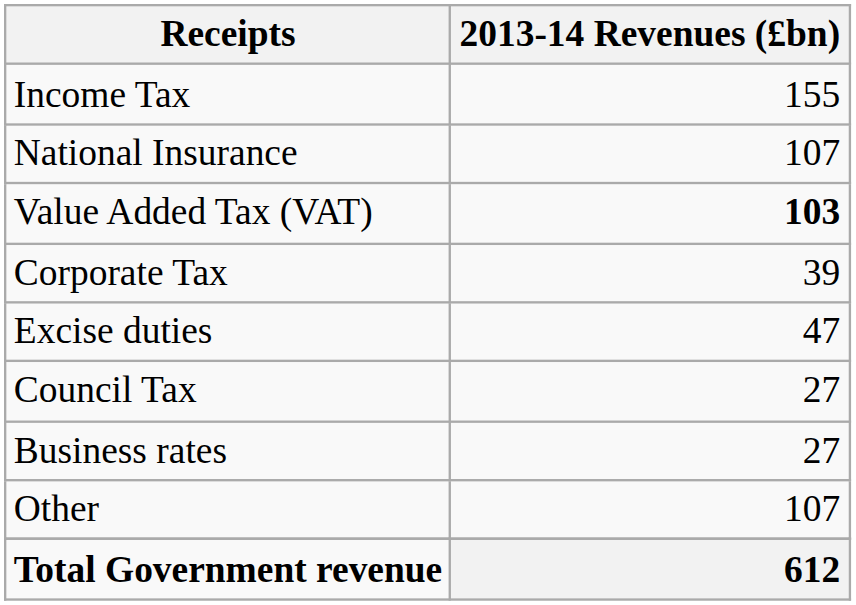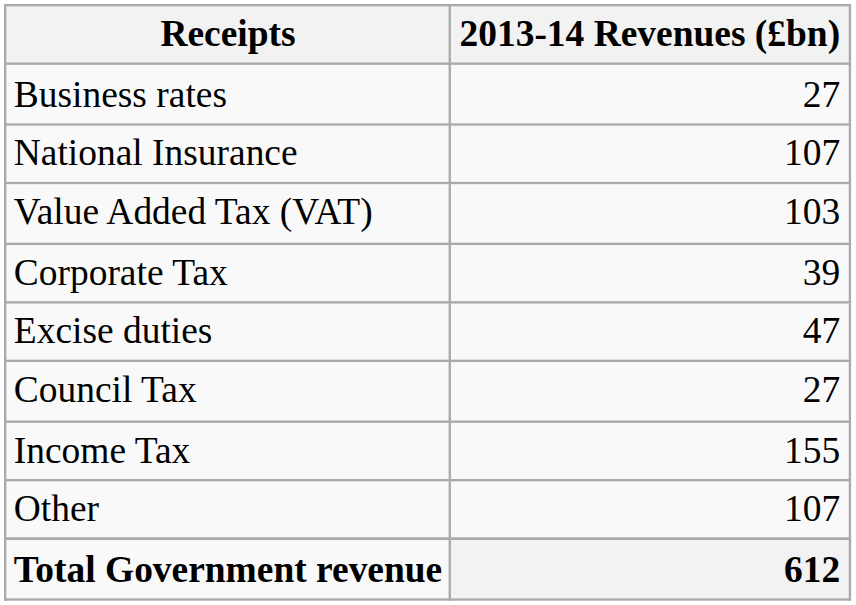rows swapped: (102, 93) <-> (120, 449)
(812, 212) bold -> (812, 212) normal
